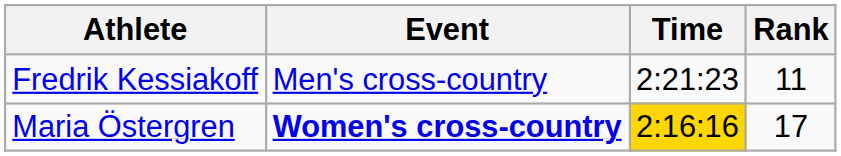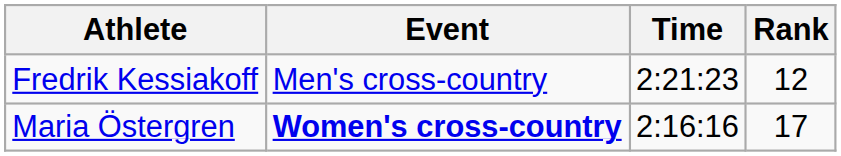(791, 78) 11 -> (791, 78) 12
(687, 127) gold background -> (687, 127) no background
